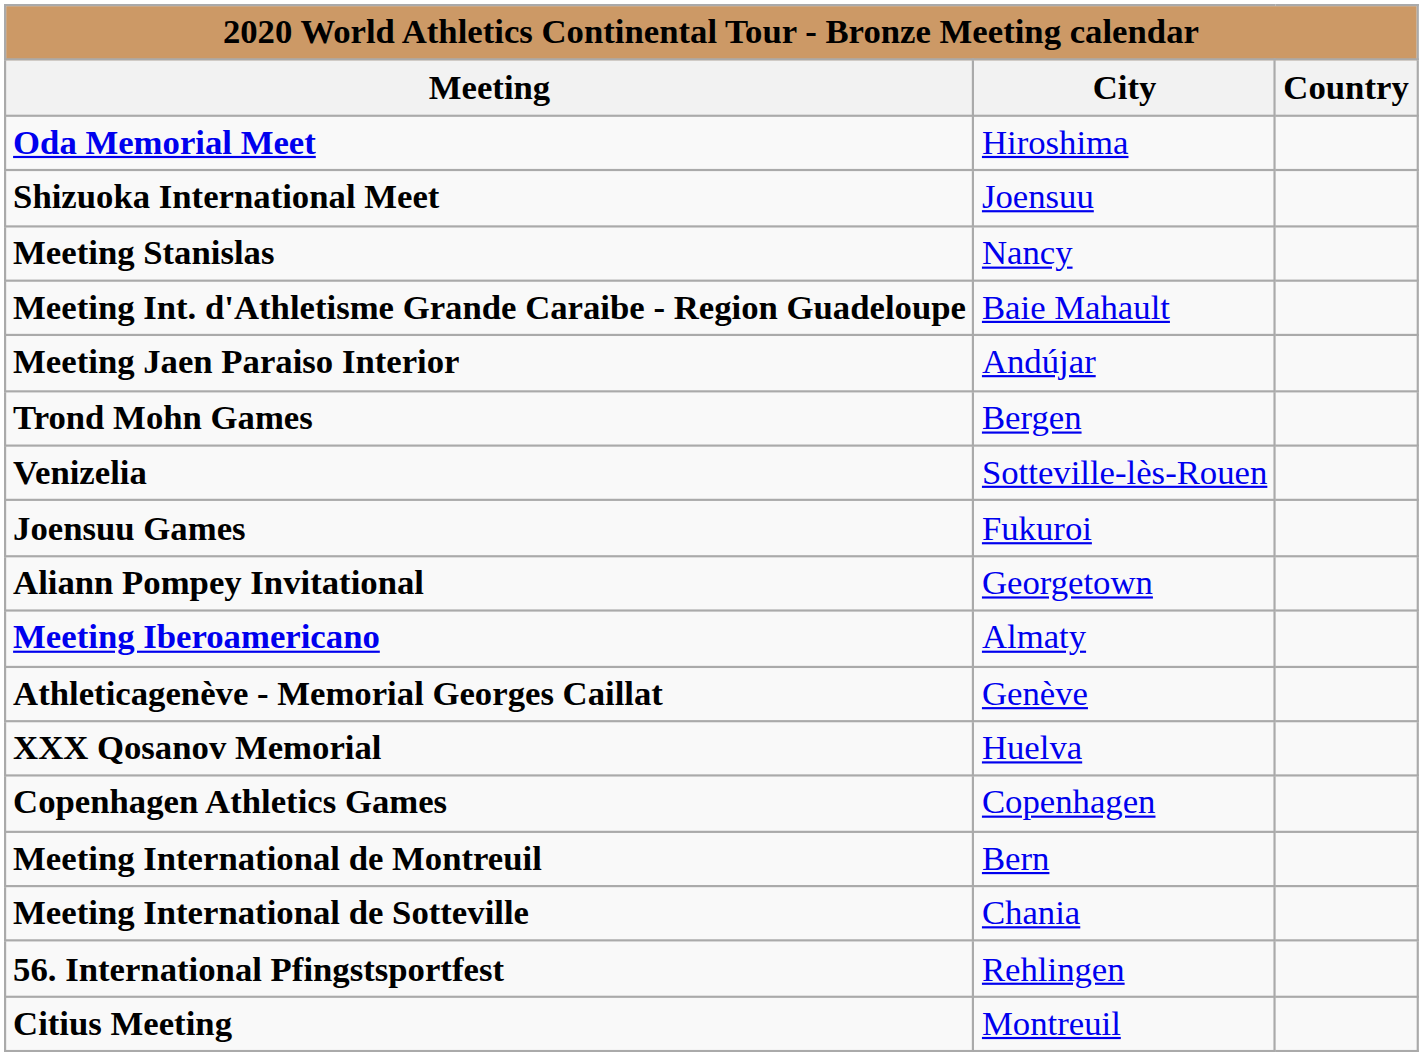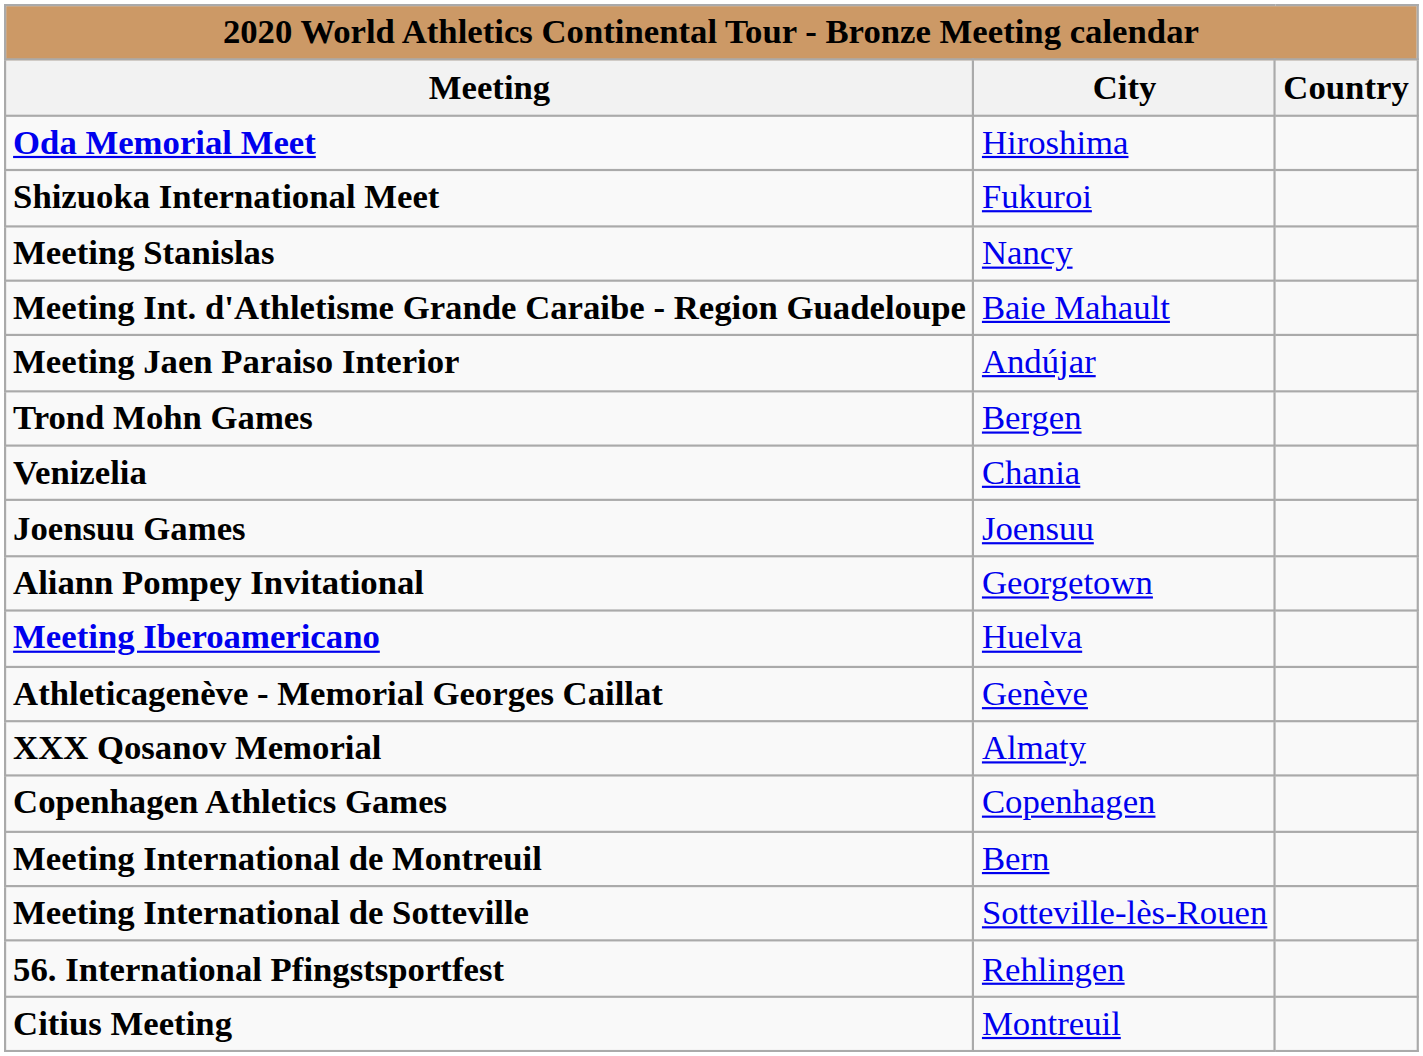(1038, 197) Joensuu -> (1037, 197) Fukuroi
(1125, 472) Sotteville-lès-Rouen -> (1031, 472) Chania
(1037, 527) Fukuroi -> (1038, 527) Joensuu
(1034, 637) Almaty -> (1032, 637) Huelva
(1032, 747) Huelva -> (1034, 747) Almaty
(1031, 913) Chania -> (1125, 913) Sotteville-lès-Rouen
